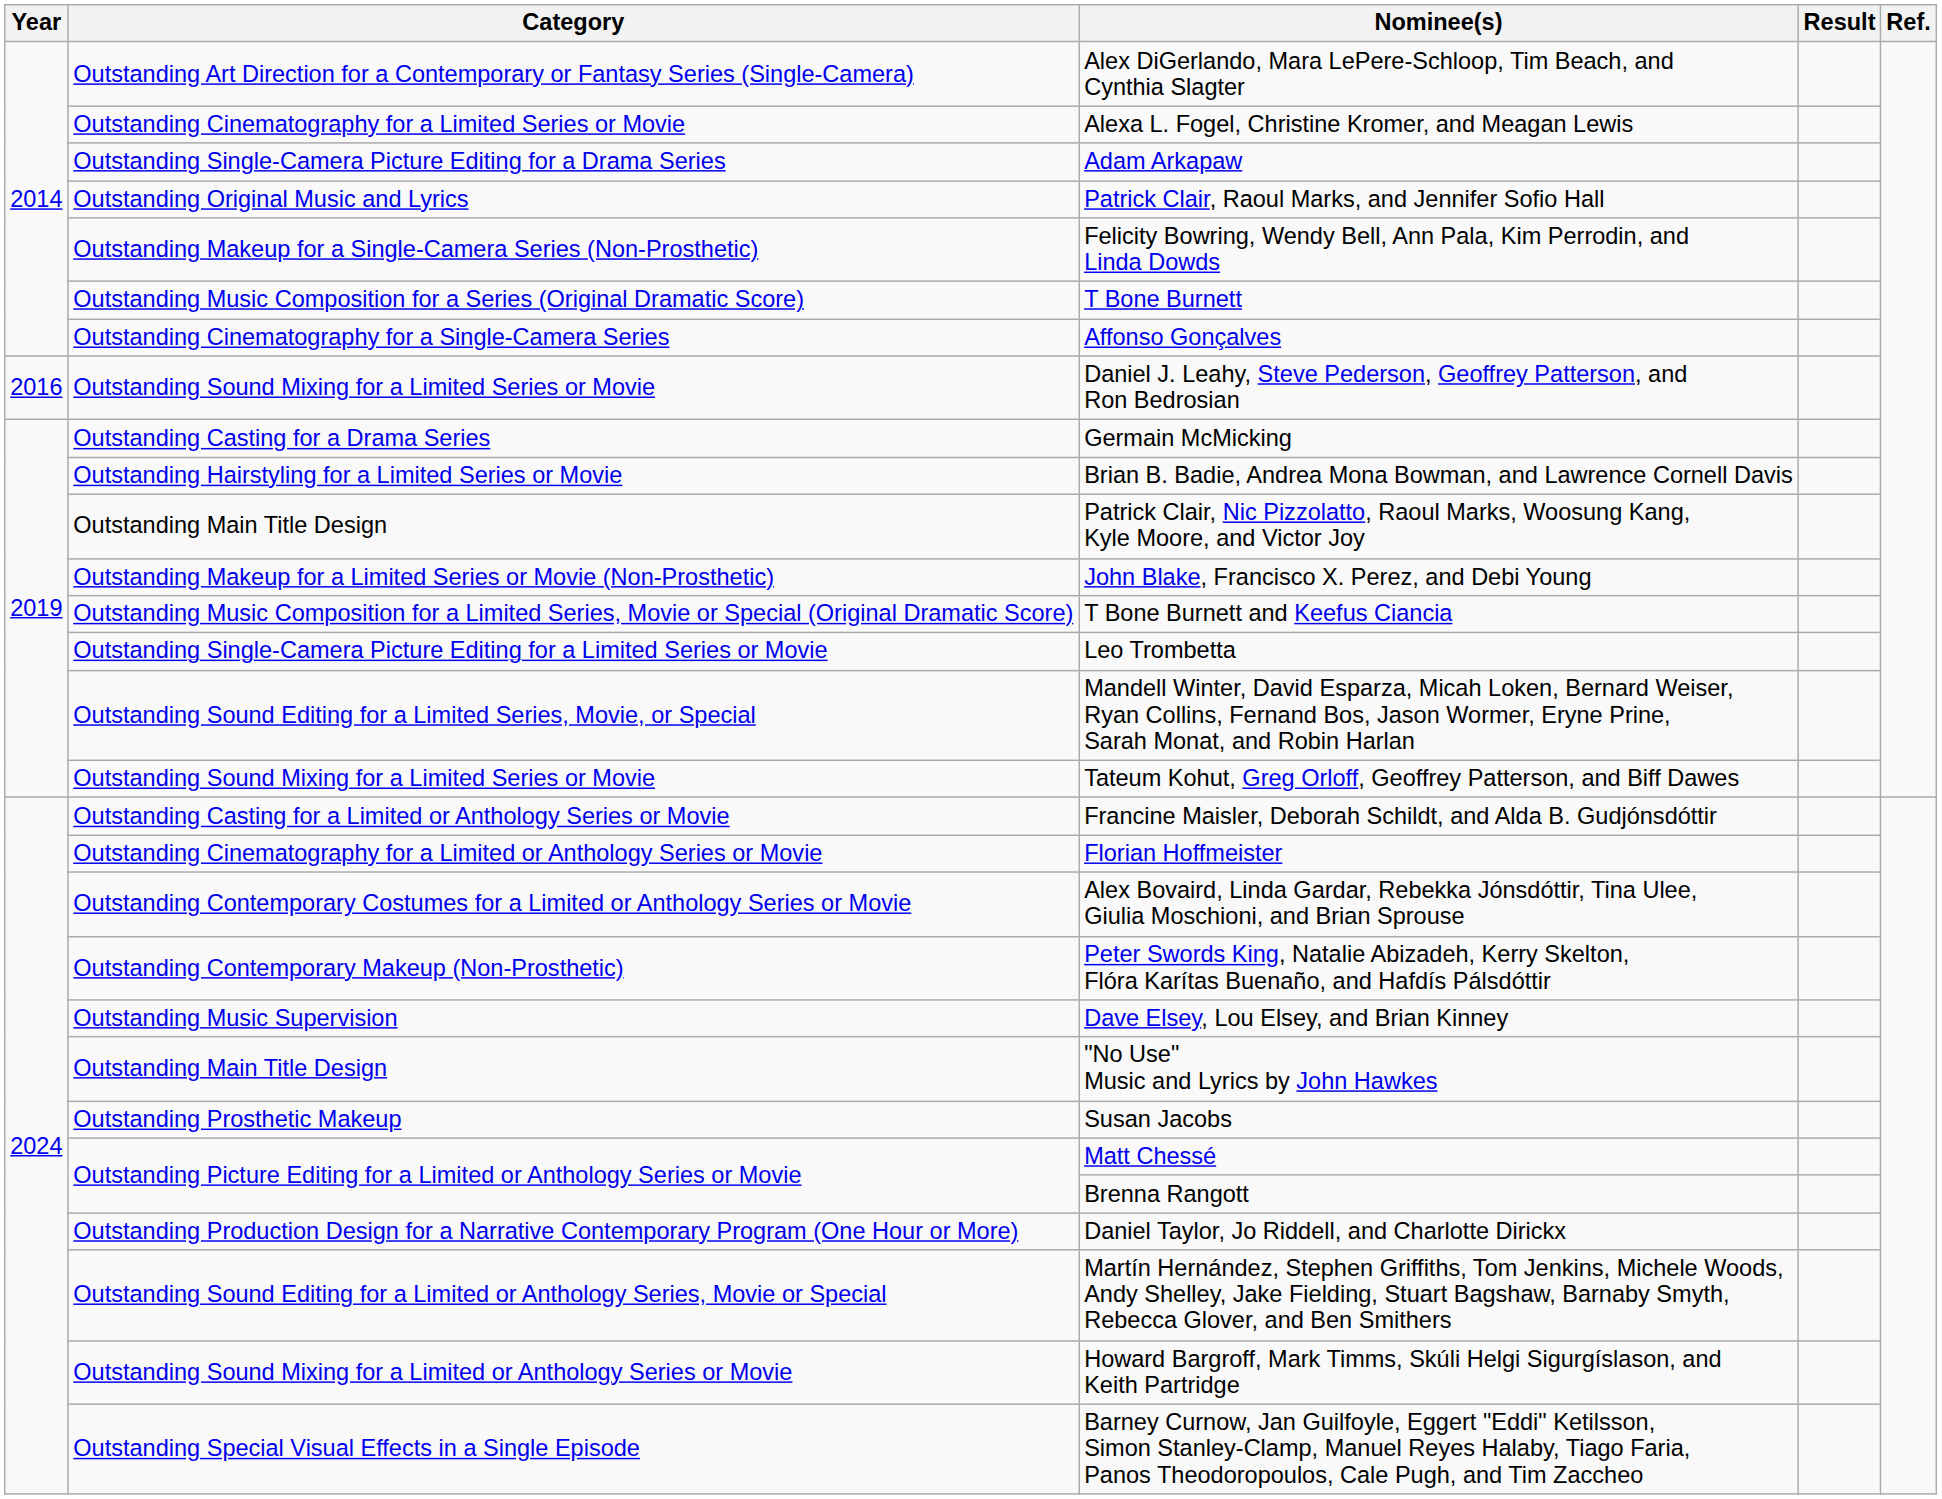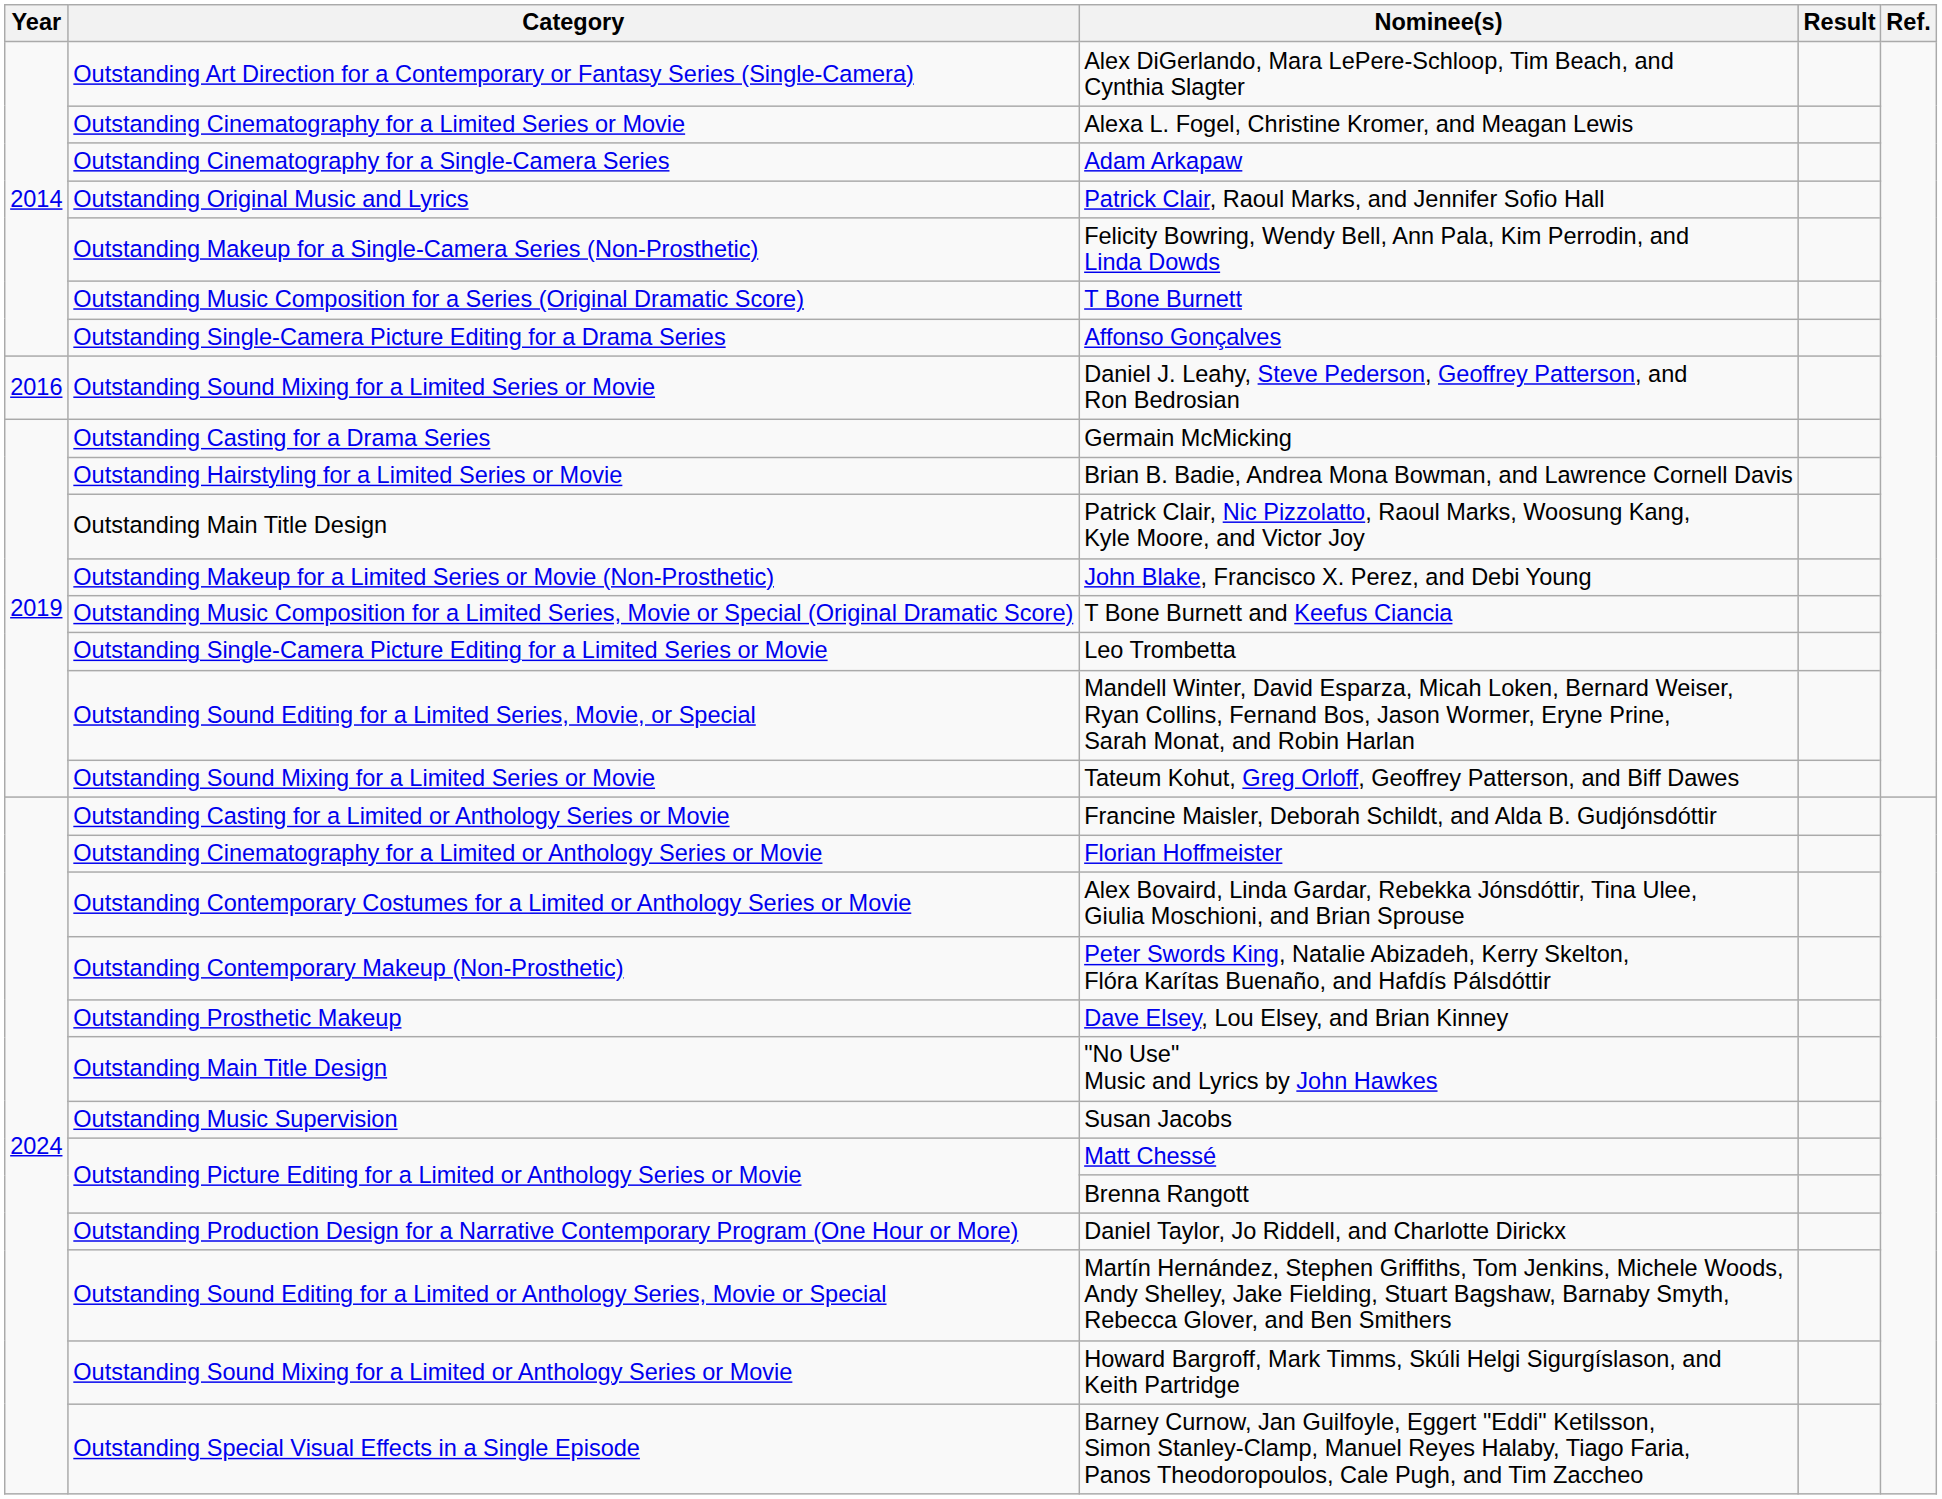(399, 161) Outstanding Single-Camera Picture Editing for a Drama Series -> (371, 161) Outstanding Cinematography for a Single-Camera Series
(371, 337) Outstanding Cinematography for a Single-Camera Series -> (399, 337) Outstanding Single-Camera Picture Editing for a Drama Series
(235, 1018) Outstanding Music Supervision -> (237, 1018) Outstanding Prosthetic Makeup
(237, 1119) Outstanding Prosthetic Makeup -> (235, 1119) Outstanding Music Supervision
